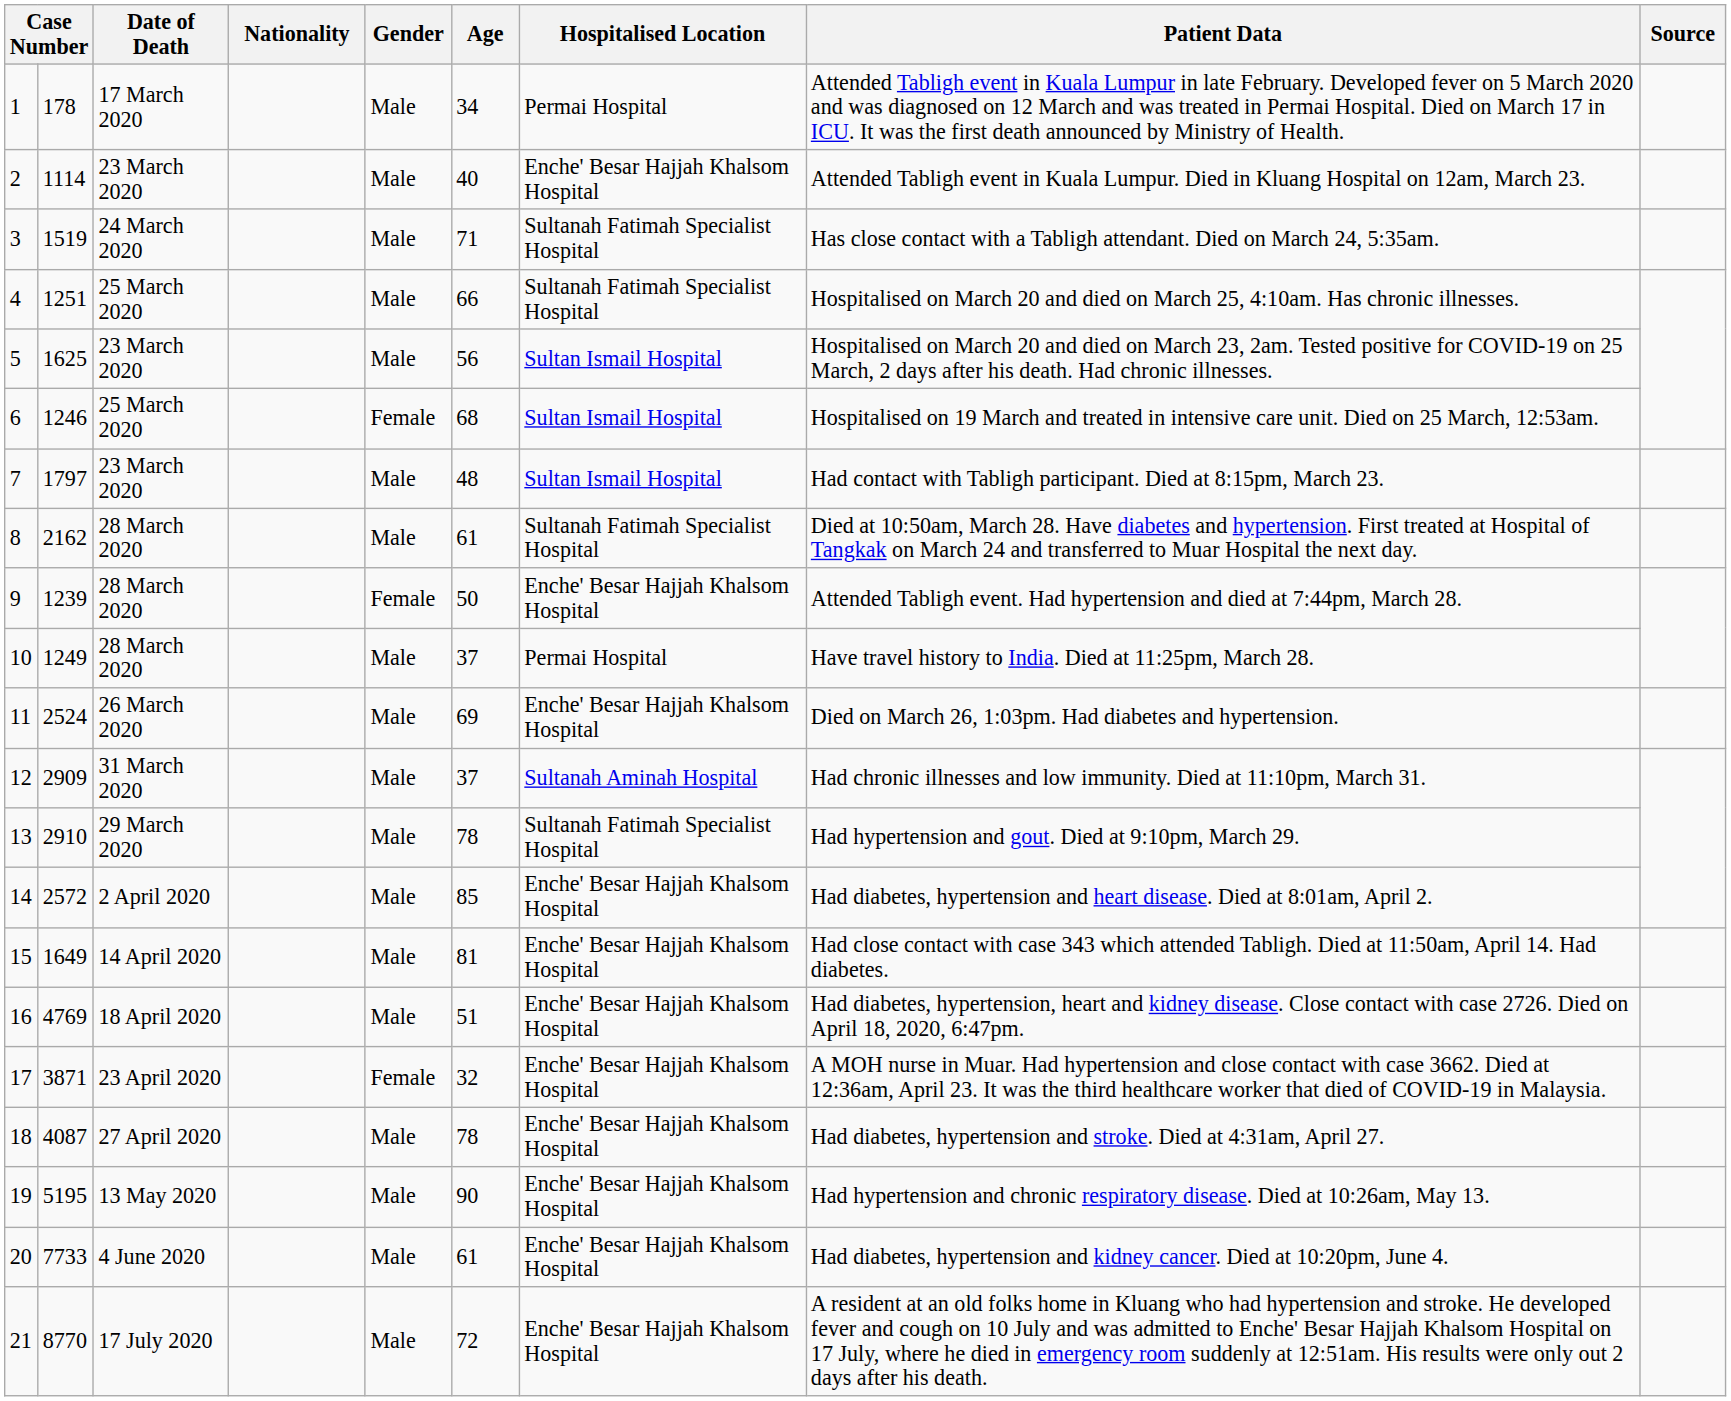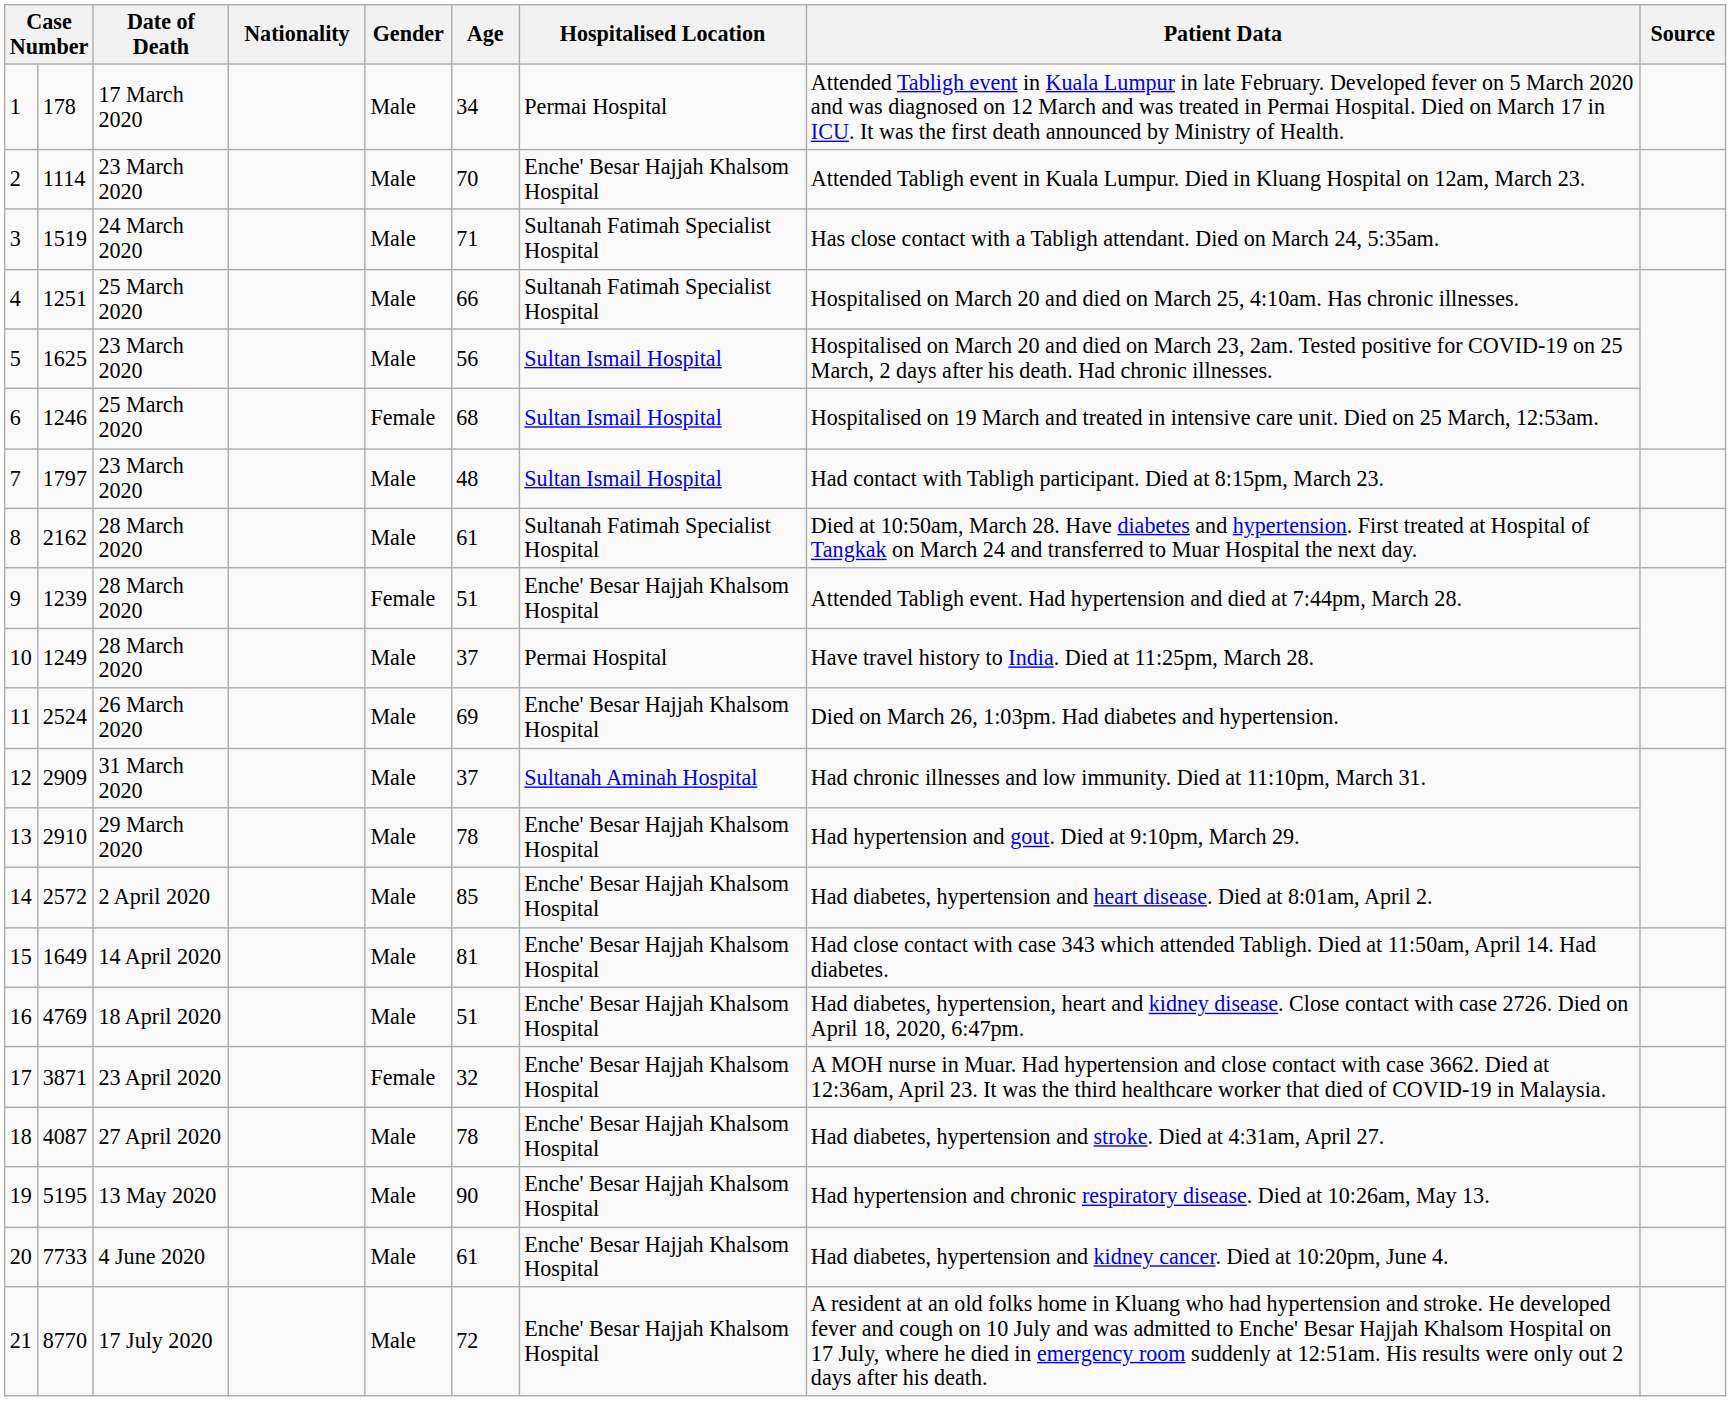(467, 178) 40 -> (467, 178) 70
(467, 597) 50 -> (467, 597) 51
(648, 837) Sultanah Fatimah Specialist Hospital -> (657, 837) Enche' Besar Hajjah Khalsom Hospital
